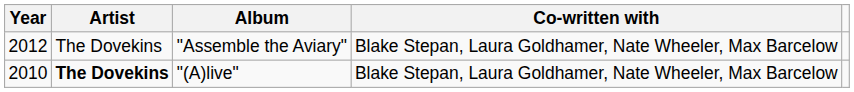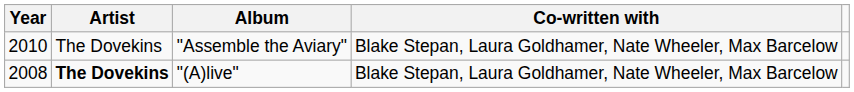(28, 45) 2012 -> (28, 45) 2010
(28, 73) 2010 -> (28, 73) 2008
